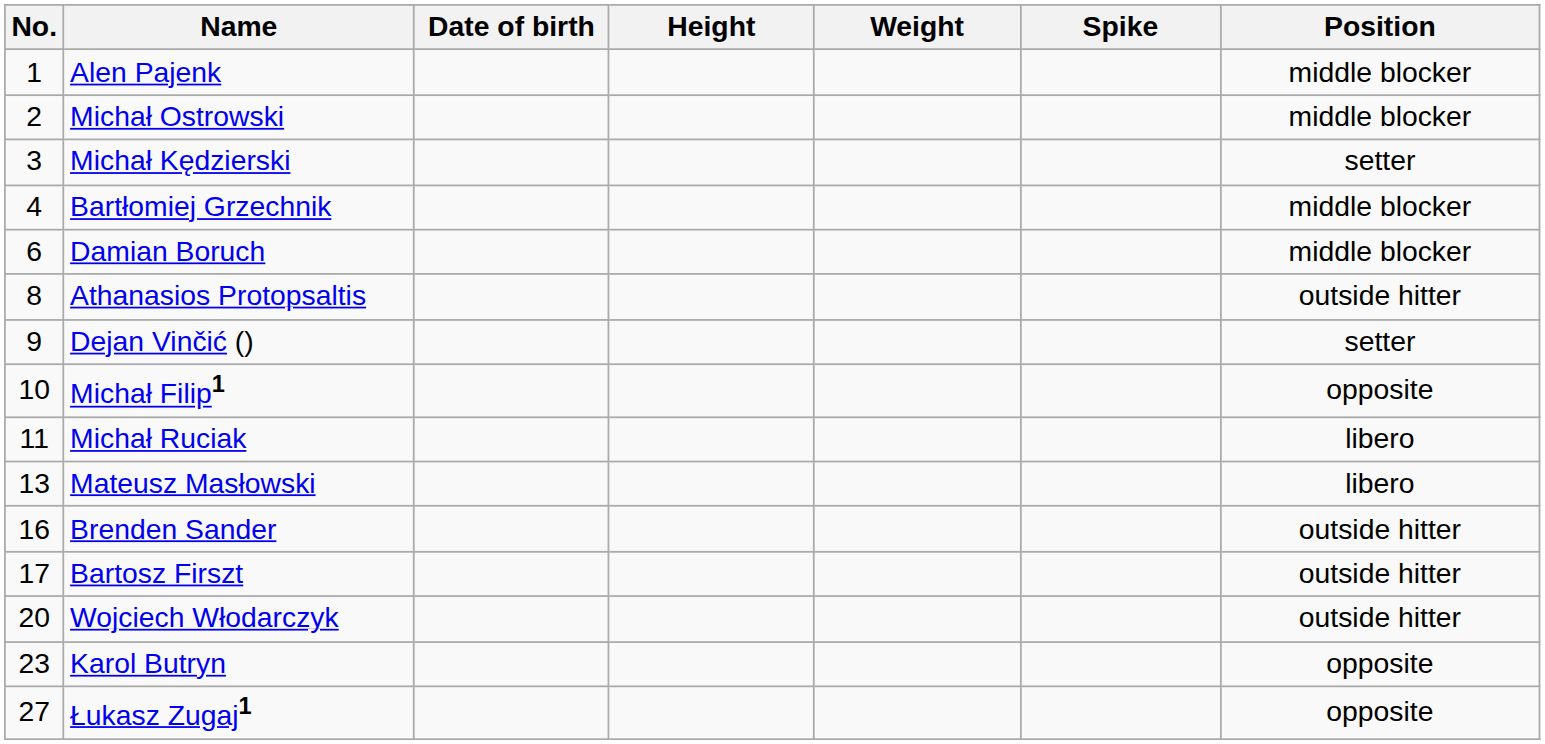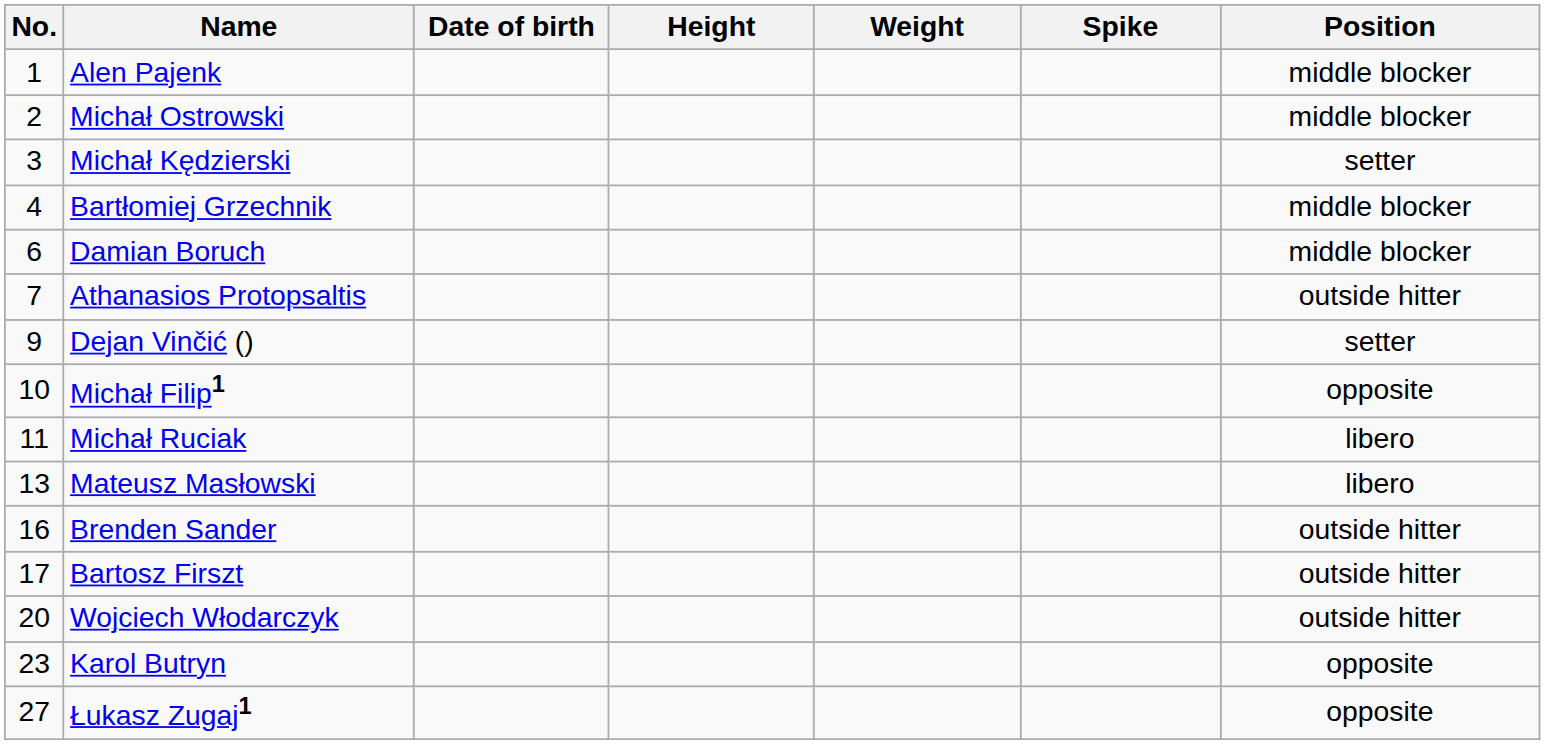(34, 296) 8 -> (34, 296) 7
